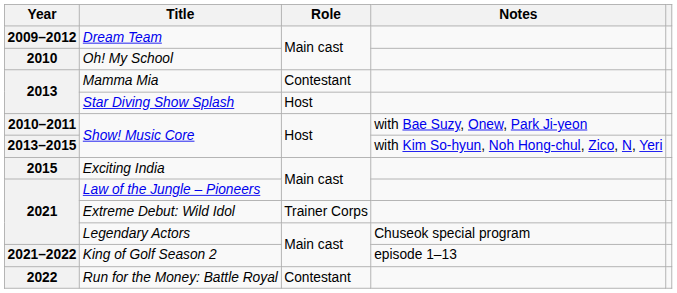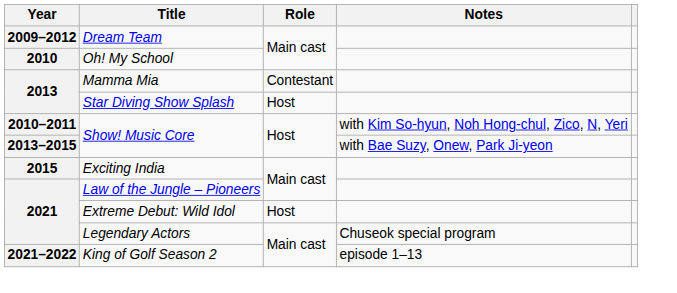(481, 124) with Bae Suzy, Onew, Park Ji-yeon -> (484, 124) with Kim So-hyun, Noh Hong-chul, Zico, N, Yeri
(518, 146) with Kim So-hyun, Noh Hong-chul, Zico, N, Yeri -> (446, 146) with Bae Suzy, Onew, Park Ji-yeon
(326, 211) Trainer Corps -> (281, 211) Host
- row: (42, 277)
